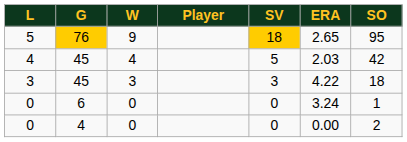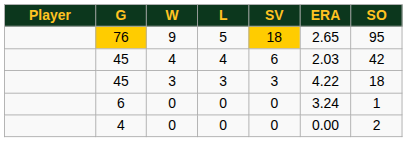columns swapped: (203, 15) <-> (30, 15)
(274, 59) 5 -> (274, 59) 6
